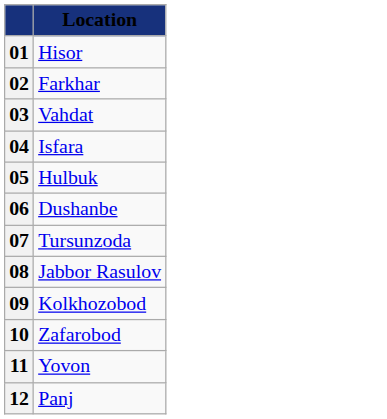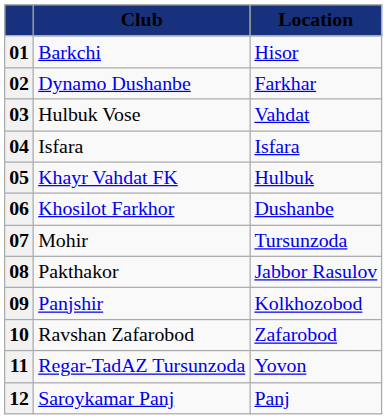+ column: (142, 20)
